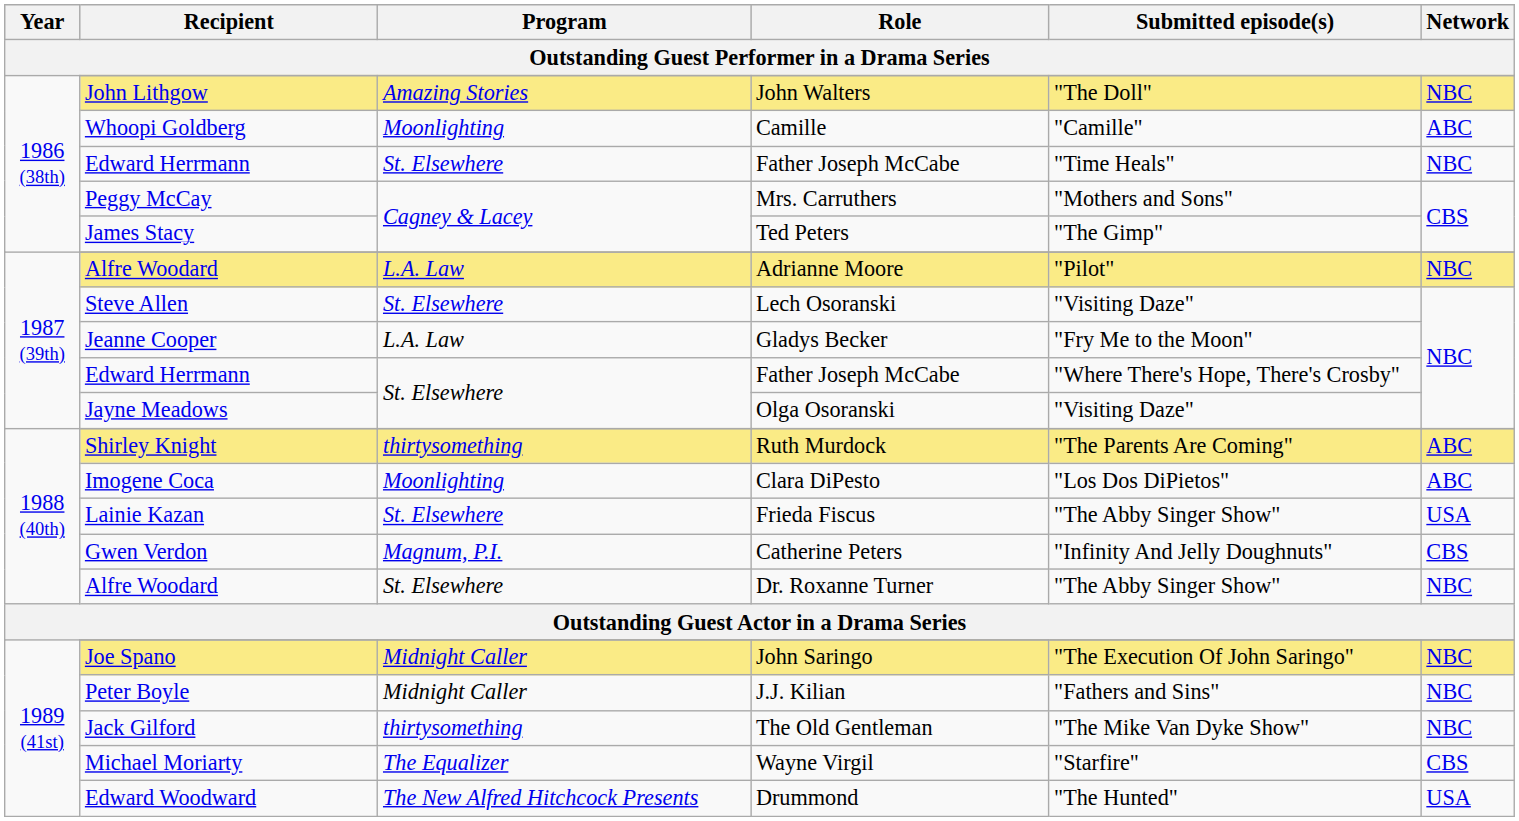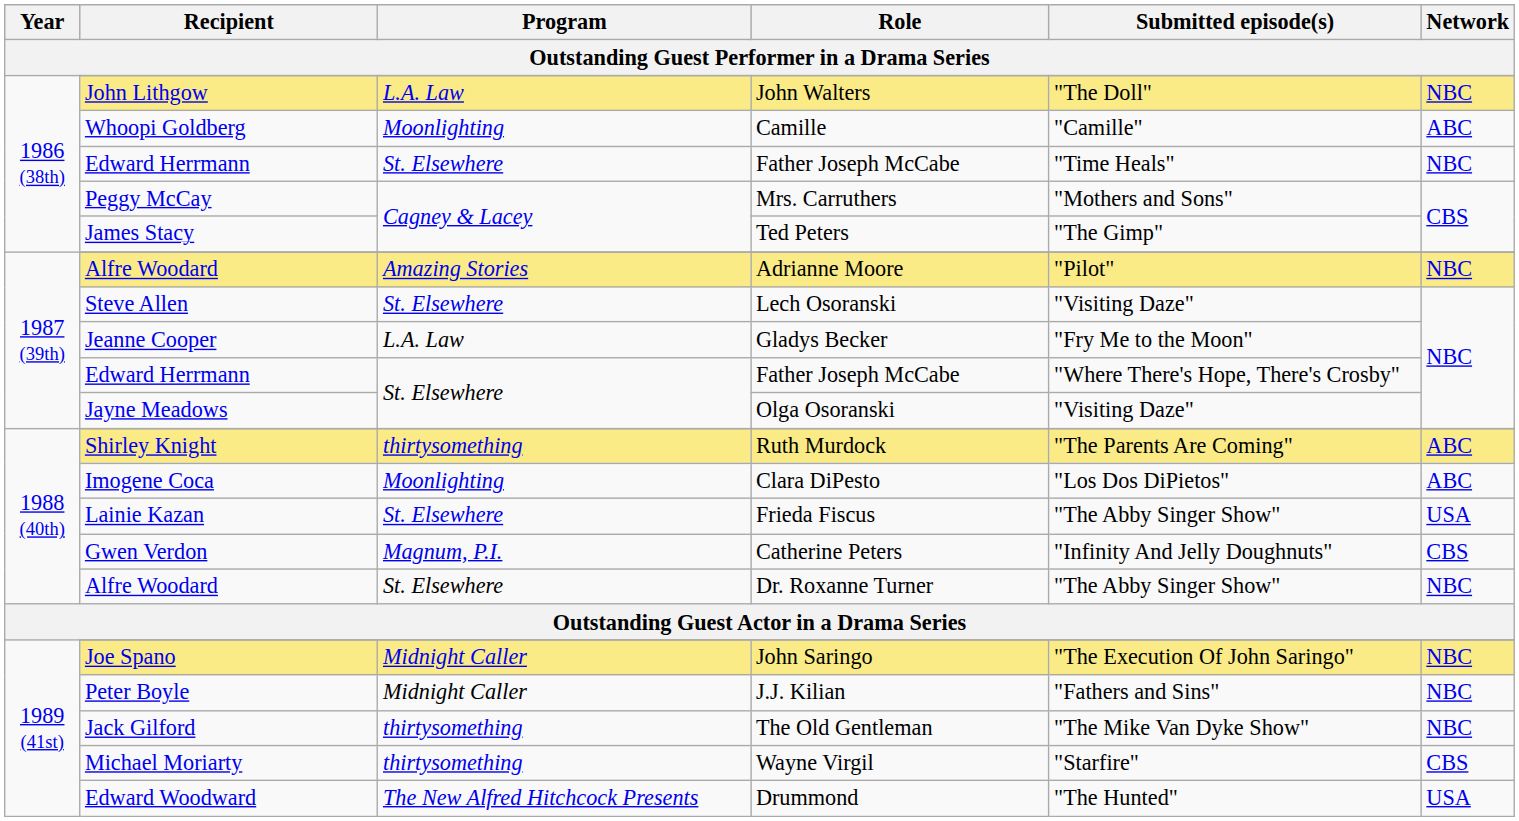(456, 92) Amazing Stories -> (423, 92) L.A. Law
(423, 269) L.A. Law -> (456, 269) Amazing Stories
(446, 762) The Equalizer -> (453, 762) thirtysomething
